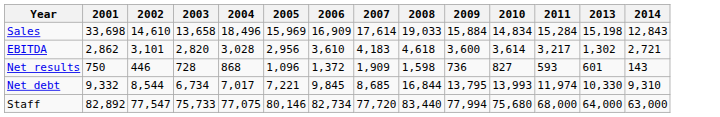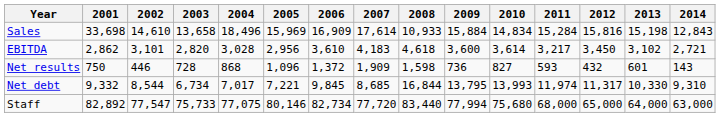+ column: (602, 13)
(422, 31) 19,033 -> (422, 31) 10,933
(599, 49) 1,302 -> (644, 49) 3,102
